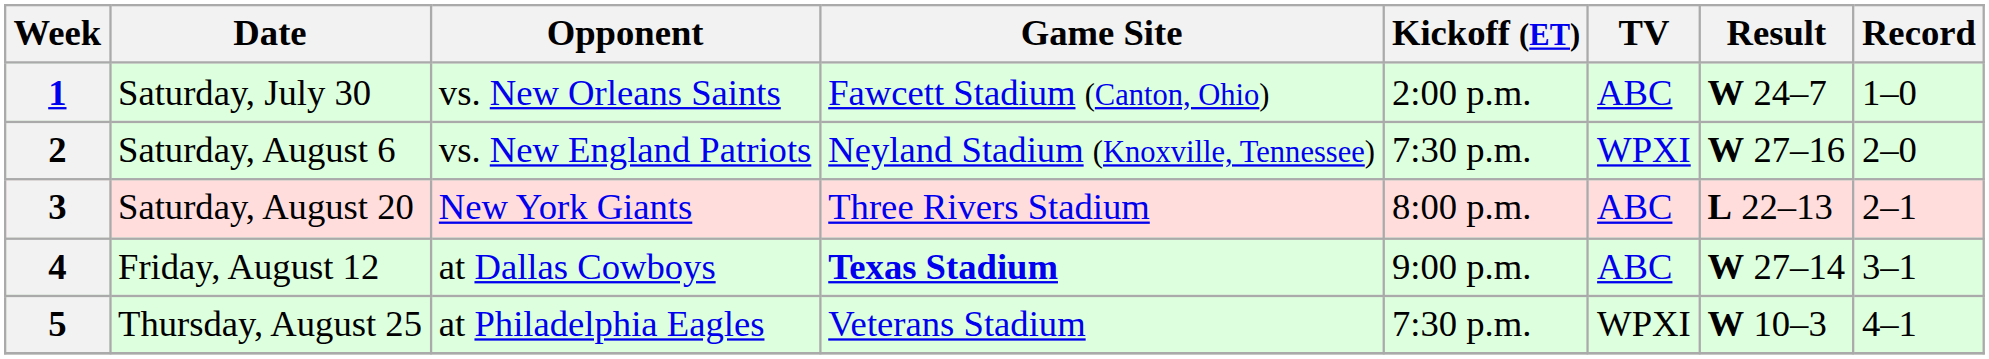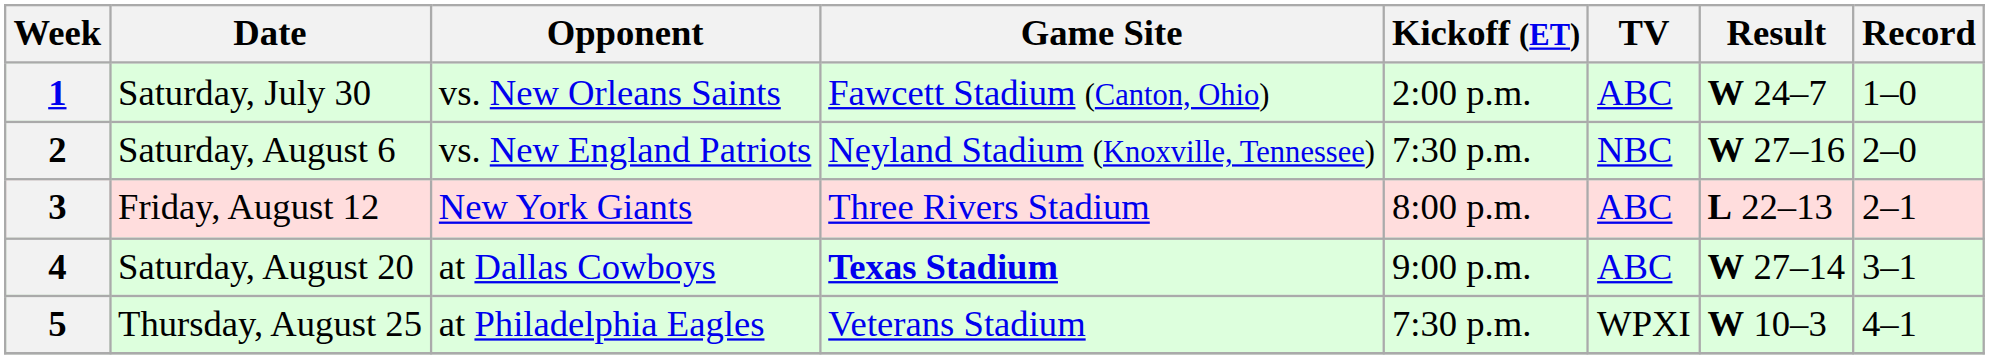(1644, 149) WPXI -> (1635, 149) NBC
(266, 207) Saturday, August 20 -> (249, 207) Friday, August 12
(249, 265) Friday, August 12 -> (266, 265) Saturday, August 20
